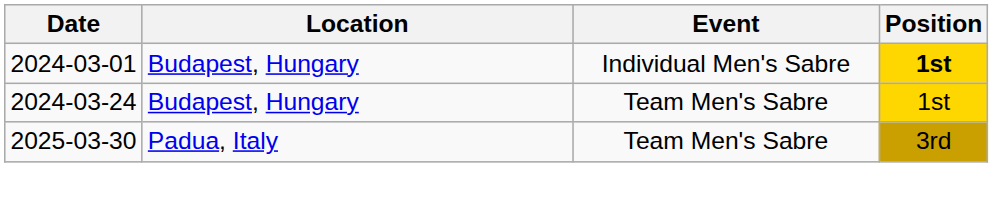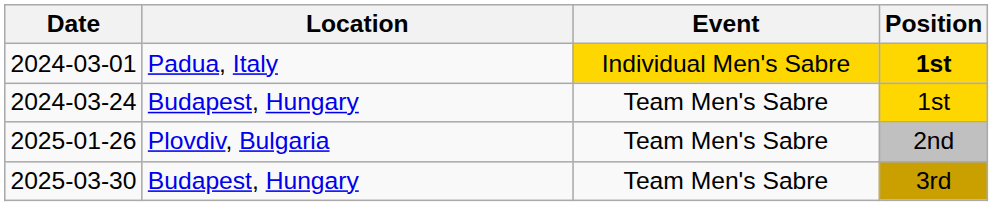(253, 63) Budapest, Hungary -> (213, 63) Padua, Italy
(726, 63) no background -> (726, 63) gold background
+ row: (73, 141)
(213, 141) Padua, Italy -> (253, 180) Budapest, Hungary
